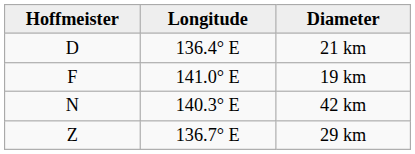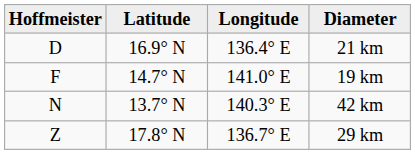+ column: (157, 18)
